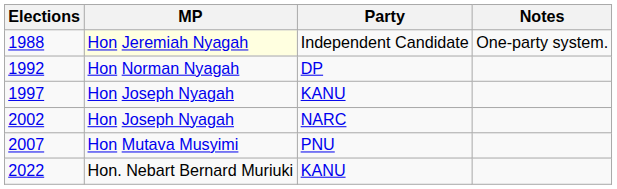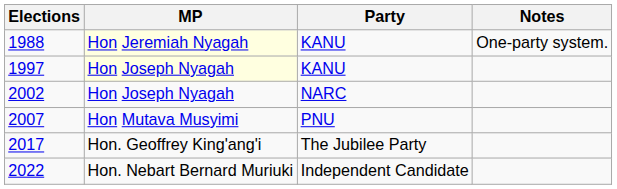(385, 42) Independent Candidate -> (323, 42) KANU
- row: (26, 68)
(161, 94) no background -> (161, 68) lightyellow background
+ row: (26, 145)
(323, 171) KANU -> (385, 171) Independent Candidate
